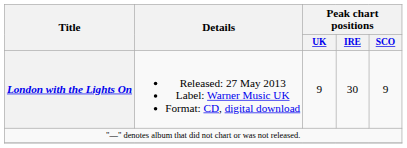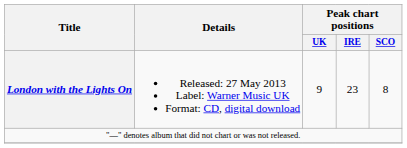(352, 89) 30 -> (352, 89) 23
(385, 89) 9 -> (385, 89) 8
